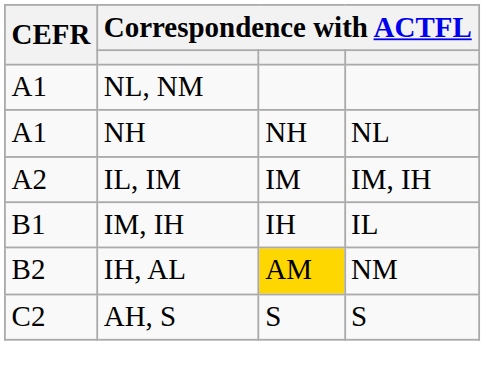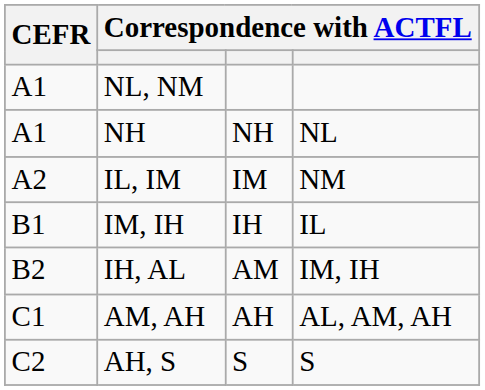(391, 178) IM, IH -> (322, 178) NM
(289, 270) gold background -> (255, 270) no background
(374, 270) NM -> (339, 270) IM, IH
+ row: (154, 316)
